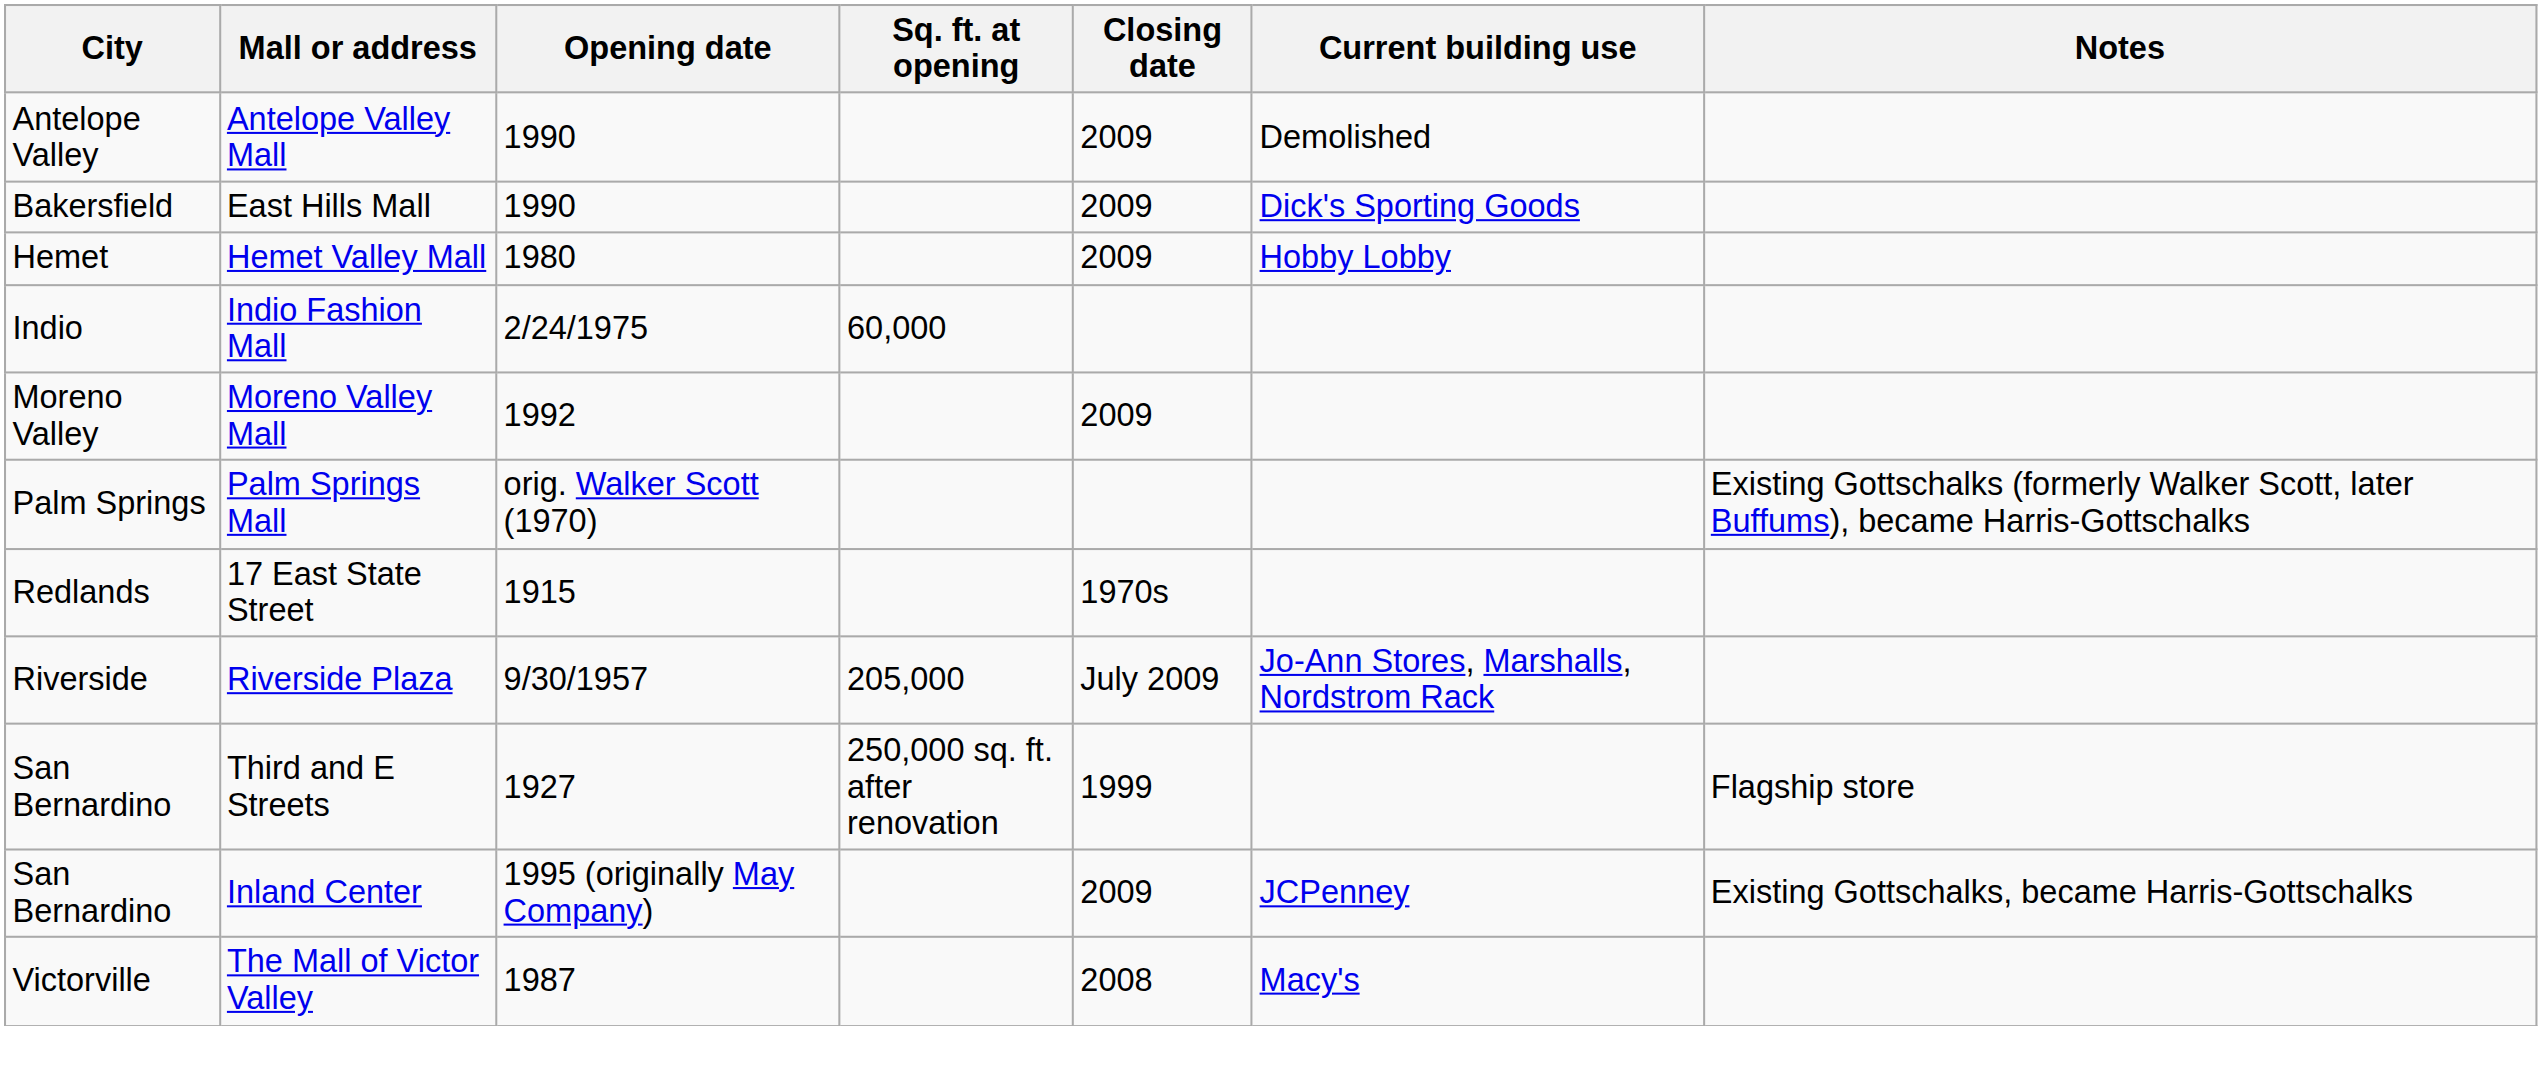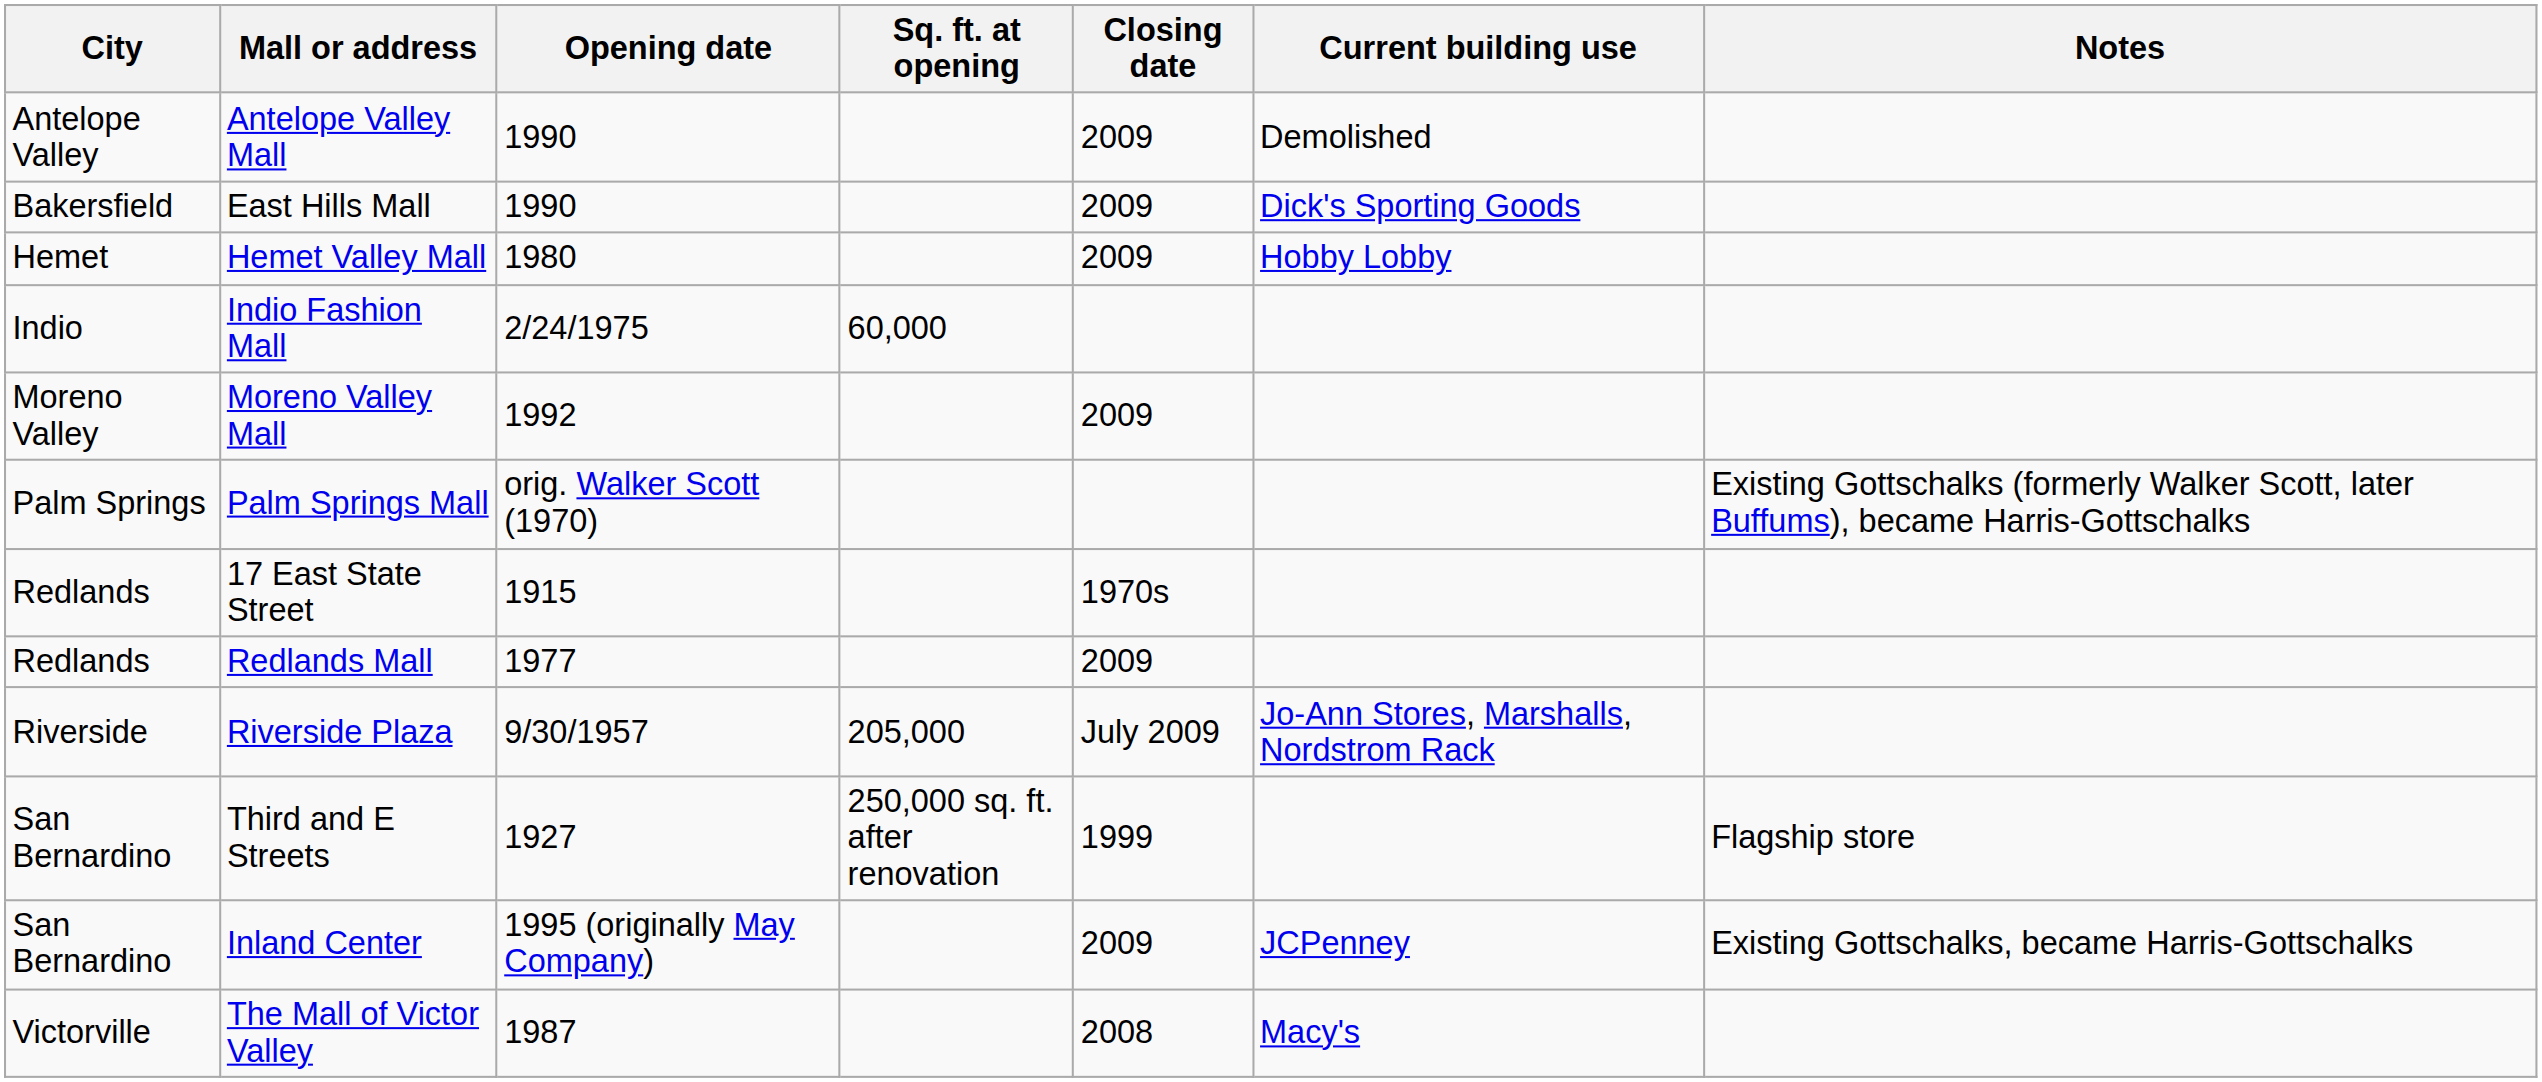+ row: (330, 661)
